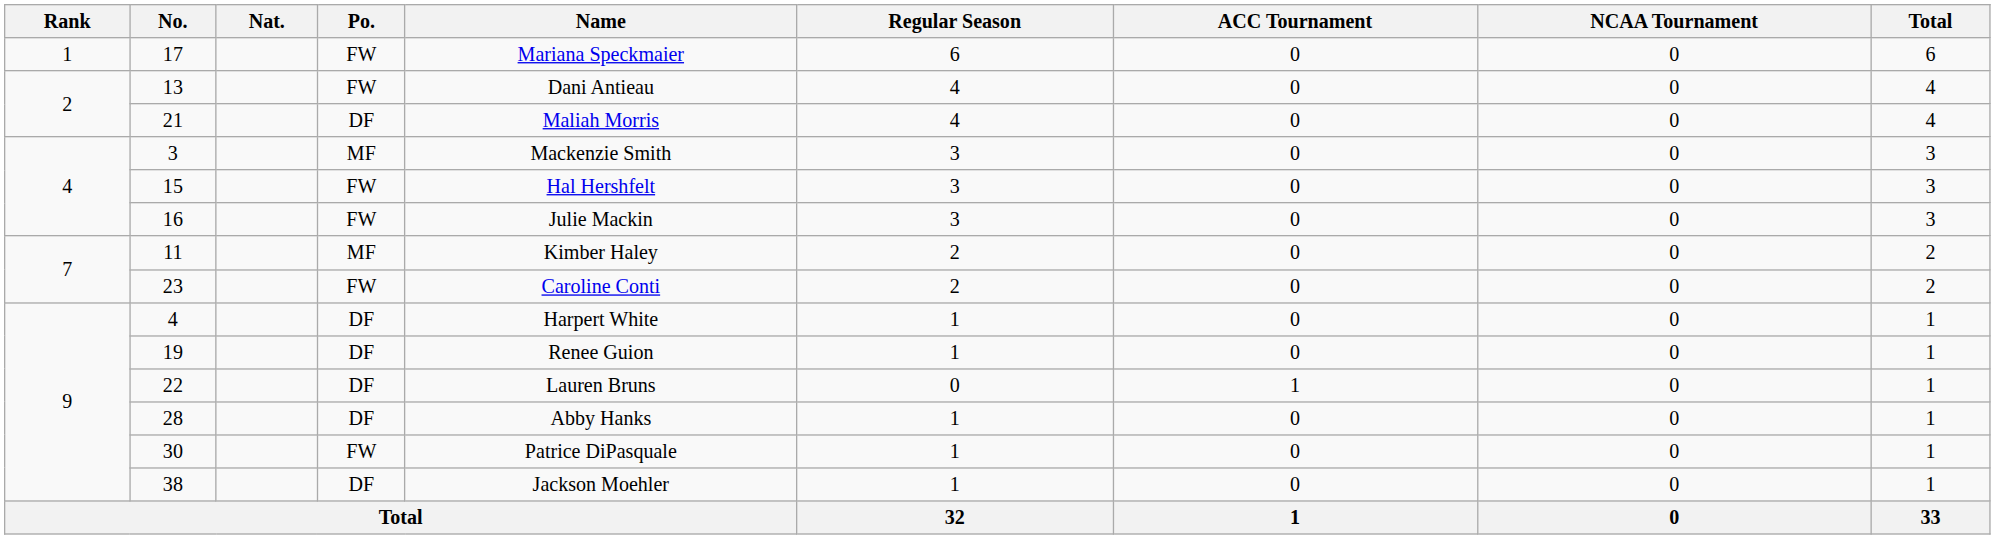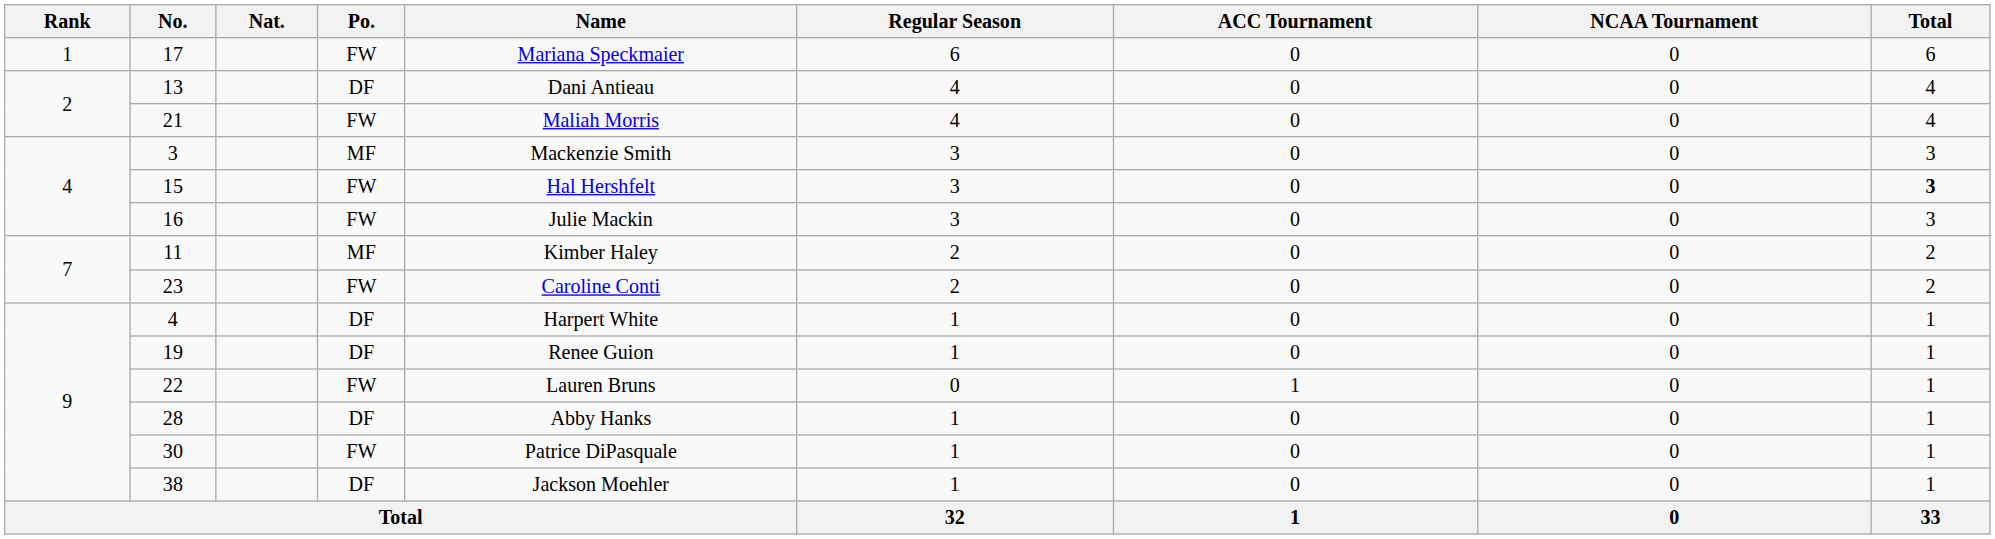(361, 87) FW -> (361, 87) DF
(361, 120) DF -> (361, 120) FW
(1930, 186) normal -> (1930, 186) bold
(361, 385) DF -> (361, 385) FW
